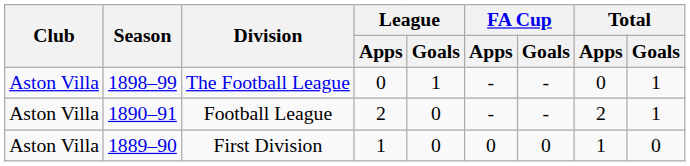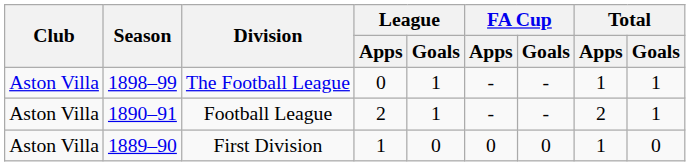(601, 82) 0 -> (601, 82) 1
(436, 113) 0 -> (436, 113) 1
